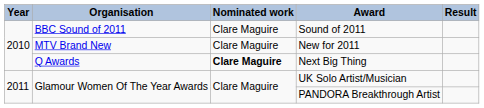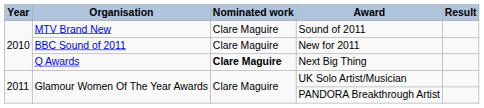(80, 29) BBC Sound of 2011 -> (73, 29) MTV Brand New
(73, 45) MTV Brand New -> (80, 45) BBC Sound of 2011
